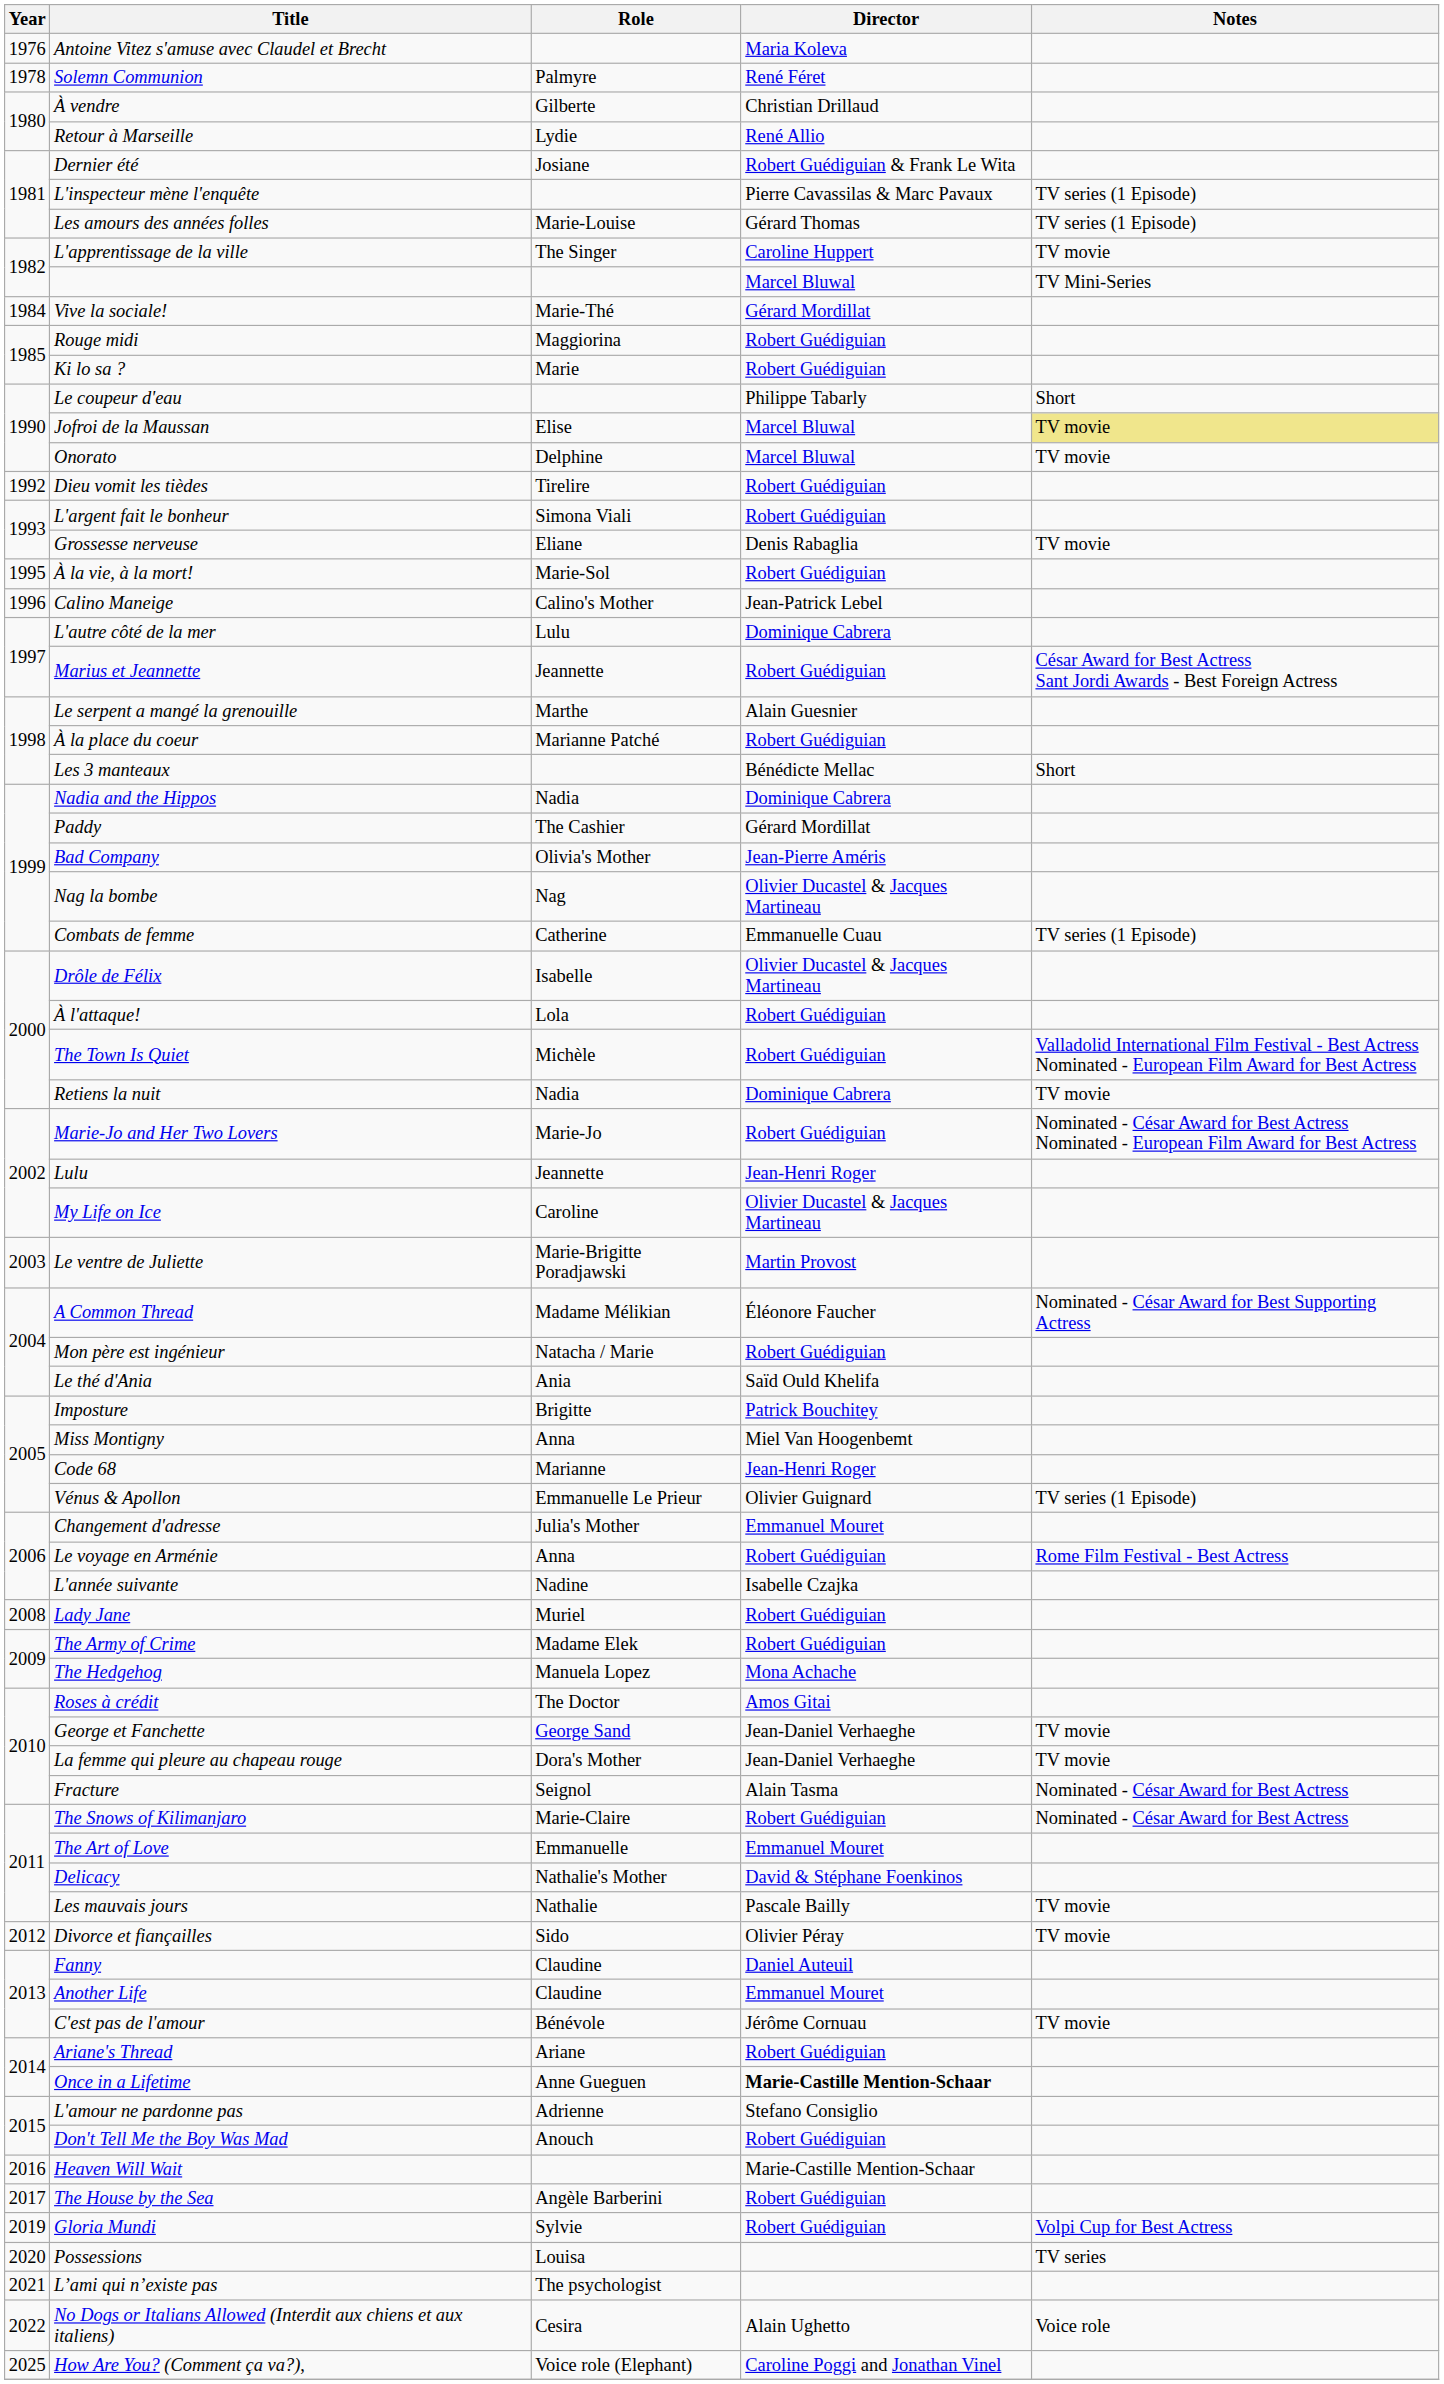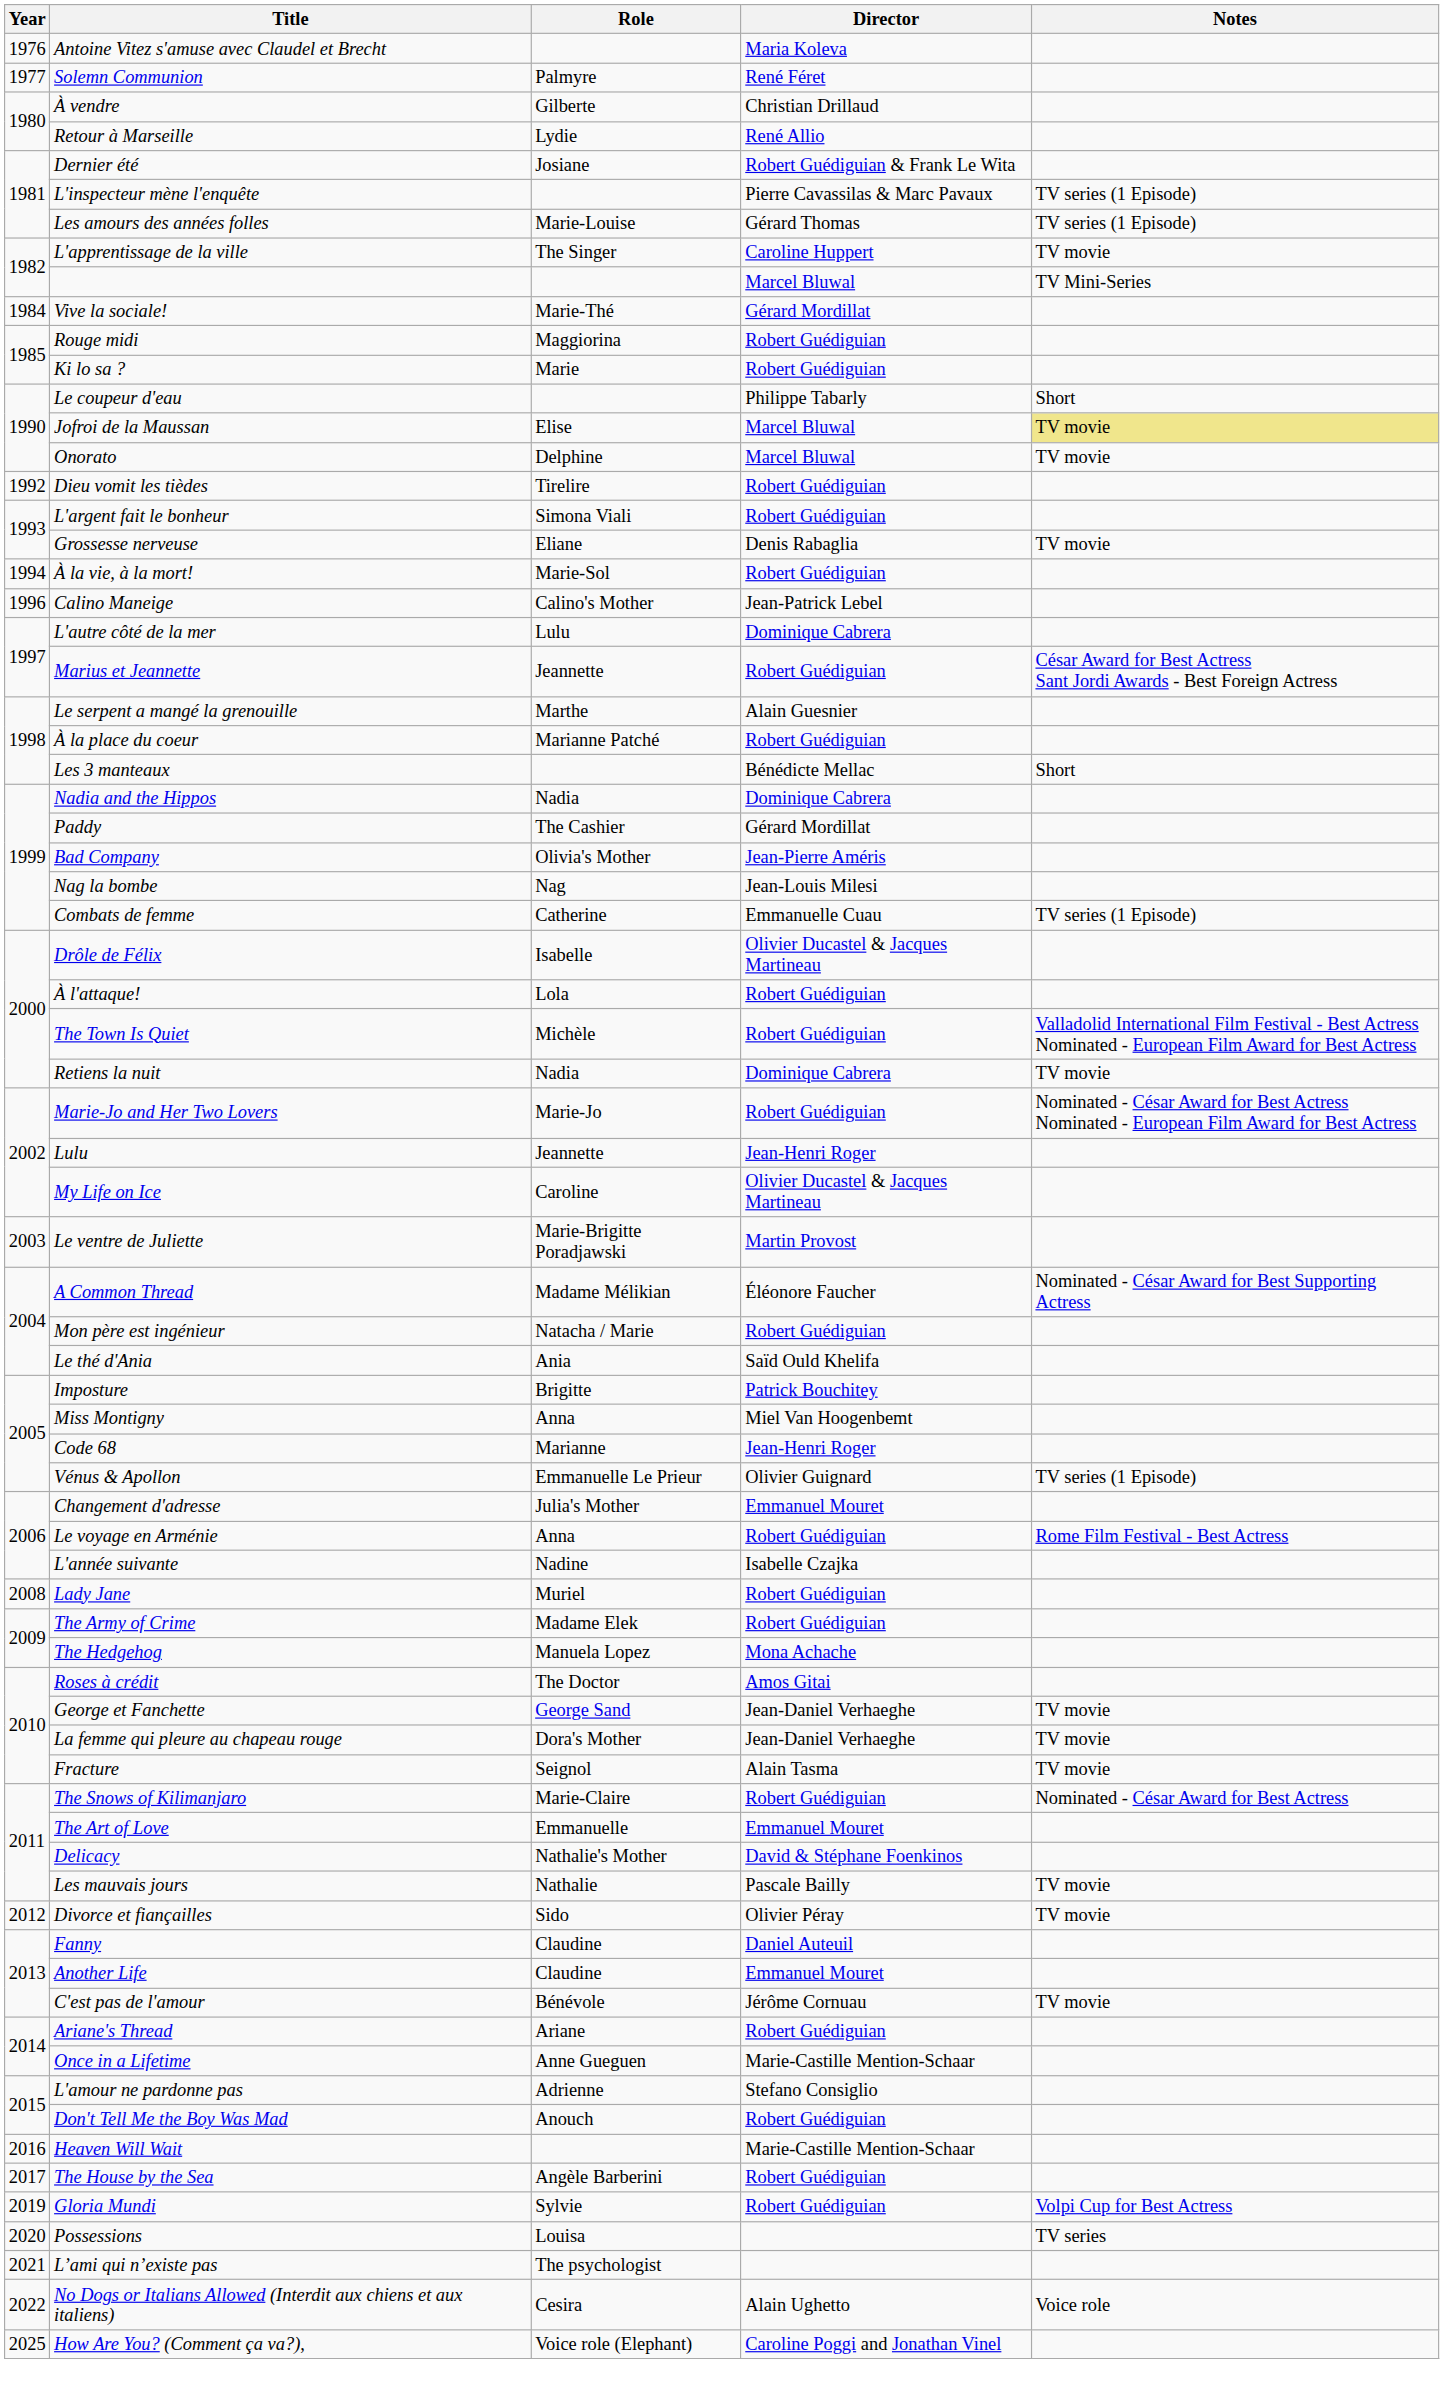(27, 77) 1978 -> (27, 77) 1977
(27, 573) 1995 -> (27, 573) 1994
(846, 896) Olivier Ducastel & Jacques Martineau -> (811, 886) Jean-Louis Milesi
(1192, 1789) Nominated - César Award for Best Actress -> (1073, 1768) TV movie
(868, 2081) bold -> (860, 2060) normal
